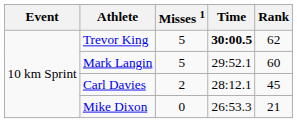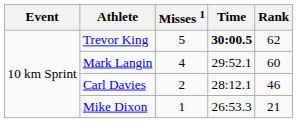(182, 63) 5 -> (182, 63) 4
(274, 84) 45 -> (274, 84) 46
(182, 106) 0 -> (182, 106) 1
